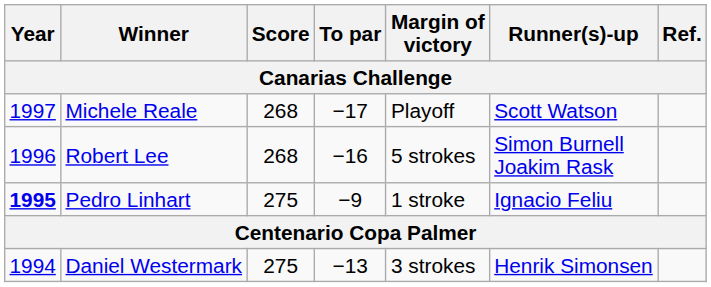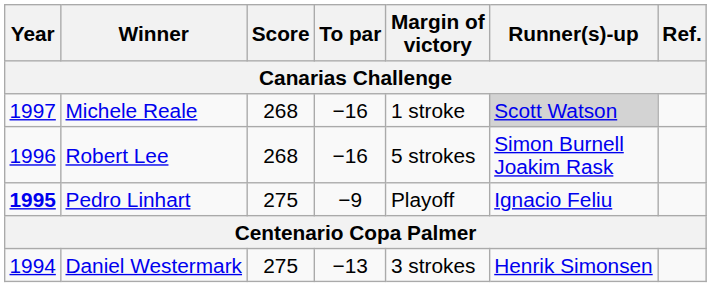(350, 111) −17 -> (350, 111) −16
(423, 111) Playoff -> (428, 111) 1 stroke
(556, 111) no background -> (556, 111) lightgrey background
(428, 200) 1 stroke -> (423, 200) Playoff
